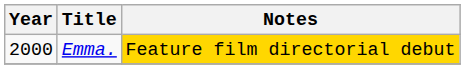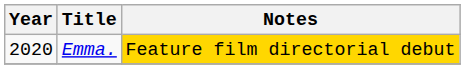(31, 50) 2000 -> (31, 50) 2020
